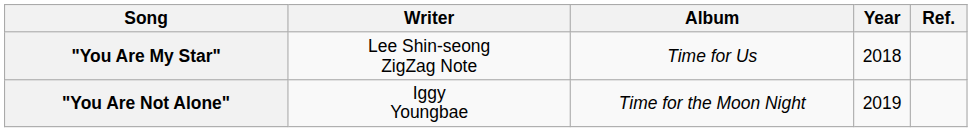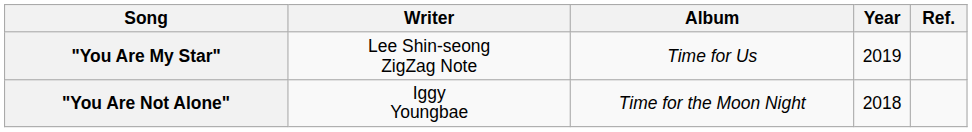(882, 55) 2018 -> (882, 55) 2019
(882, 103) 2019 -> (882, 103) 2018
